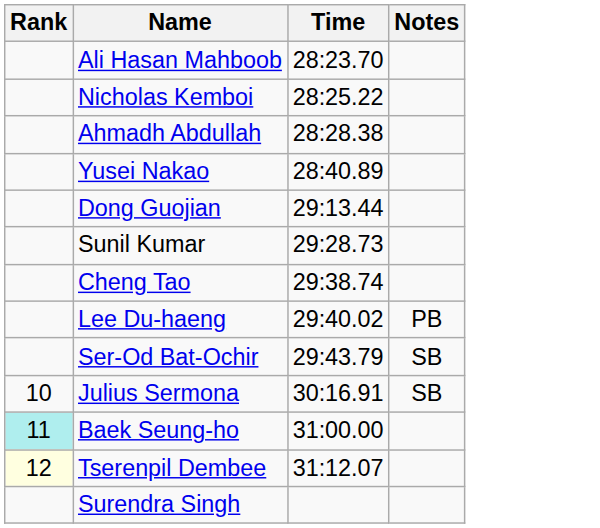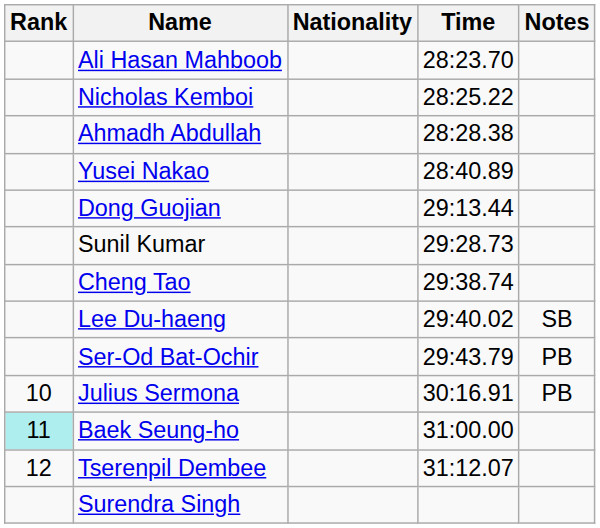+ column: (352, 23)
(427, 319) PB -> (557, 319) SB
(427, 356) SB -> (557, 356) PB
(427, 393) SB -> (557, 393) PB
(39, 467) lightyellow background -> (39, 467) no background
